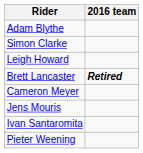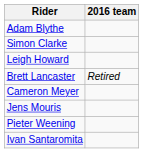(105, 76) bold -> (104, 76) normal
rows swapped: (45, 124) <-> (41, 140)
